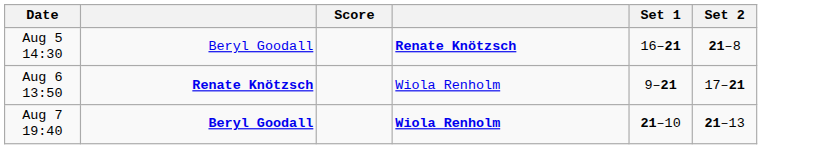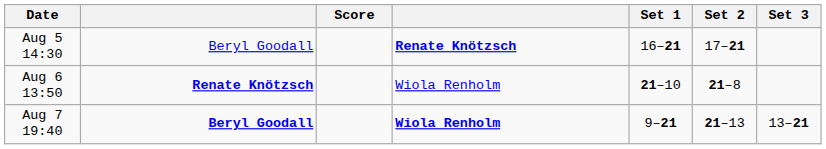+ column: (789, 16)
(725, 46) 21–8 -> (725, 46) 17–21
(661, 85) 9–21 -> (661, 85) 21–10
(725, 85) 17–21 -> (725, 85) 21–8
(661, 124) 21–10 -> (661, 124) 9–21
